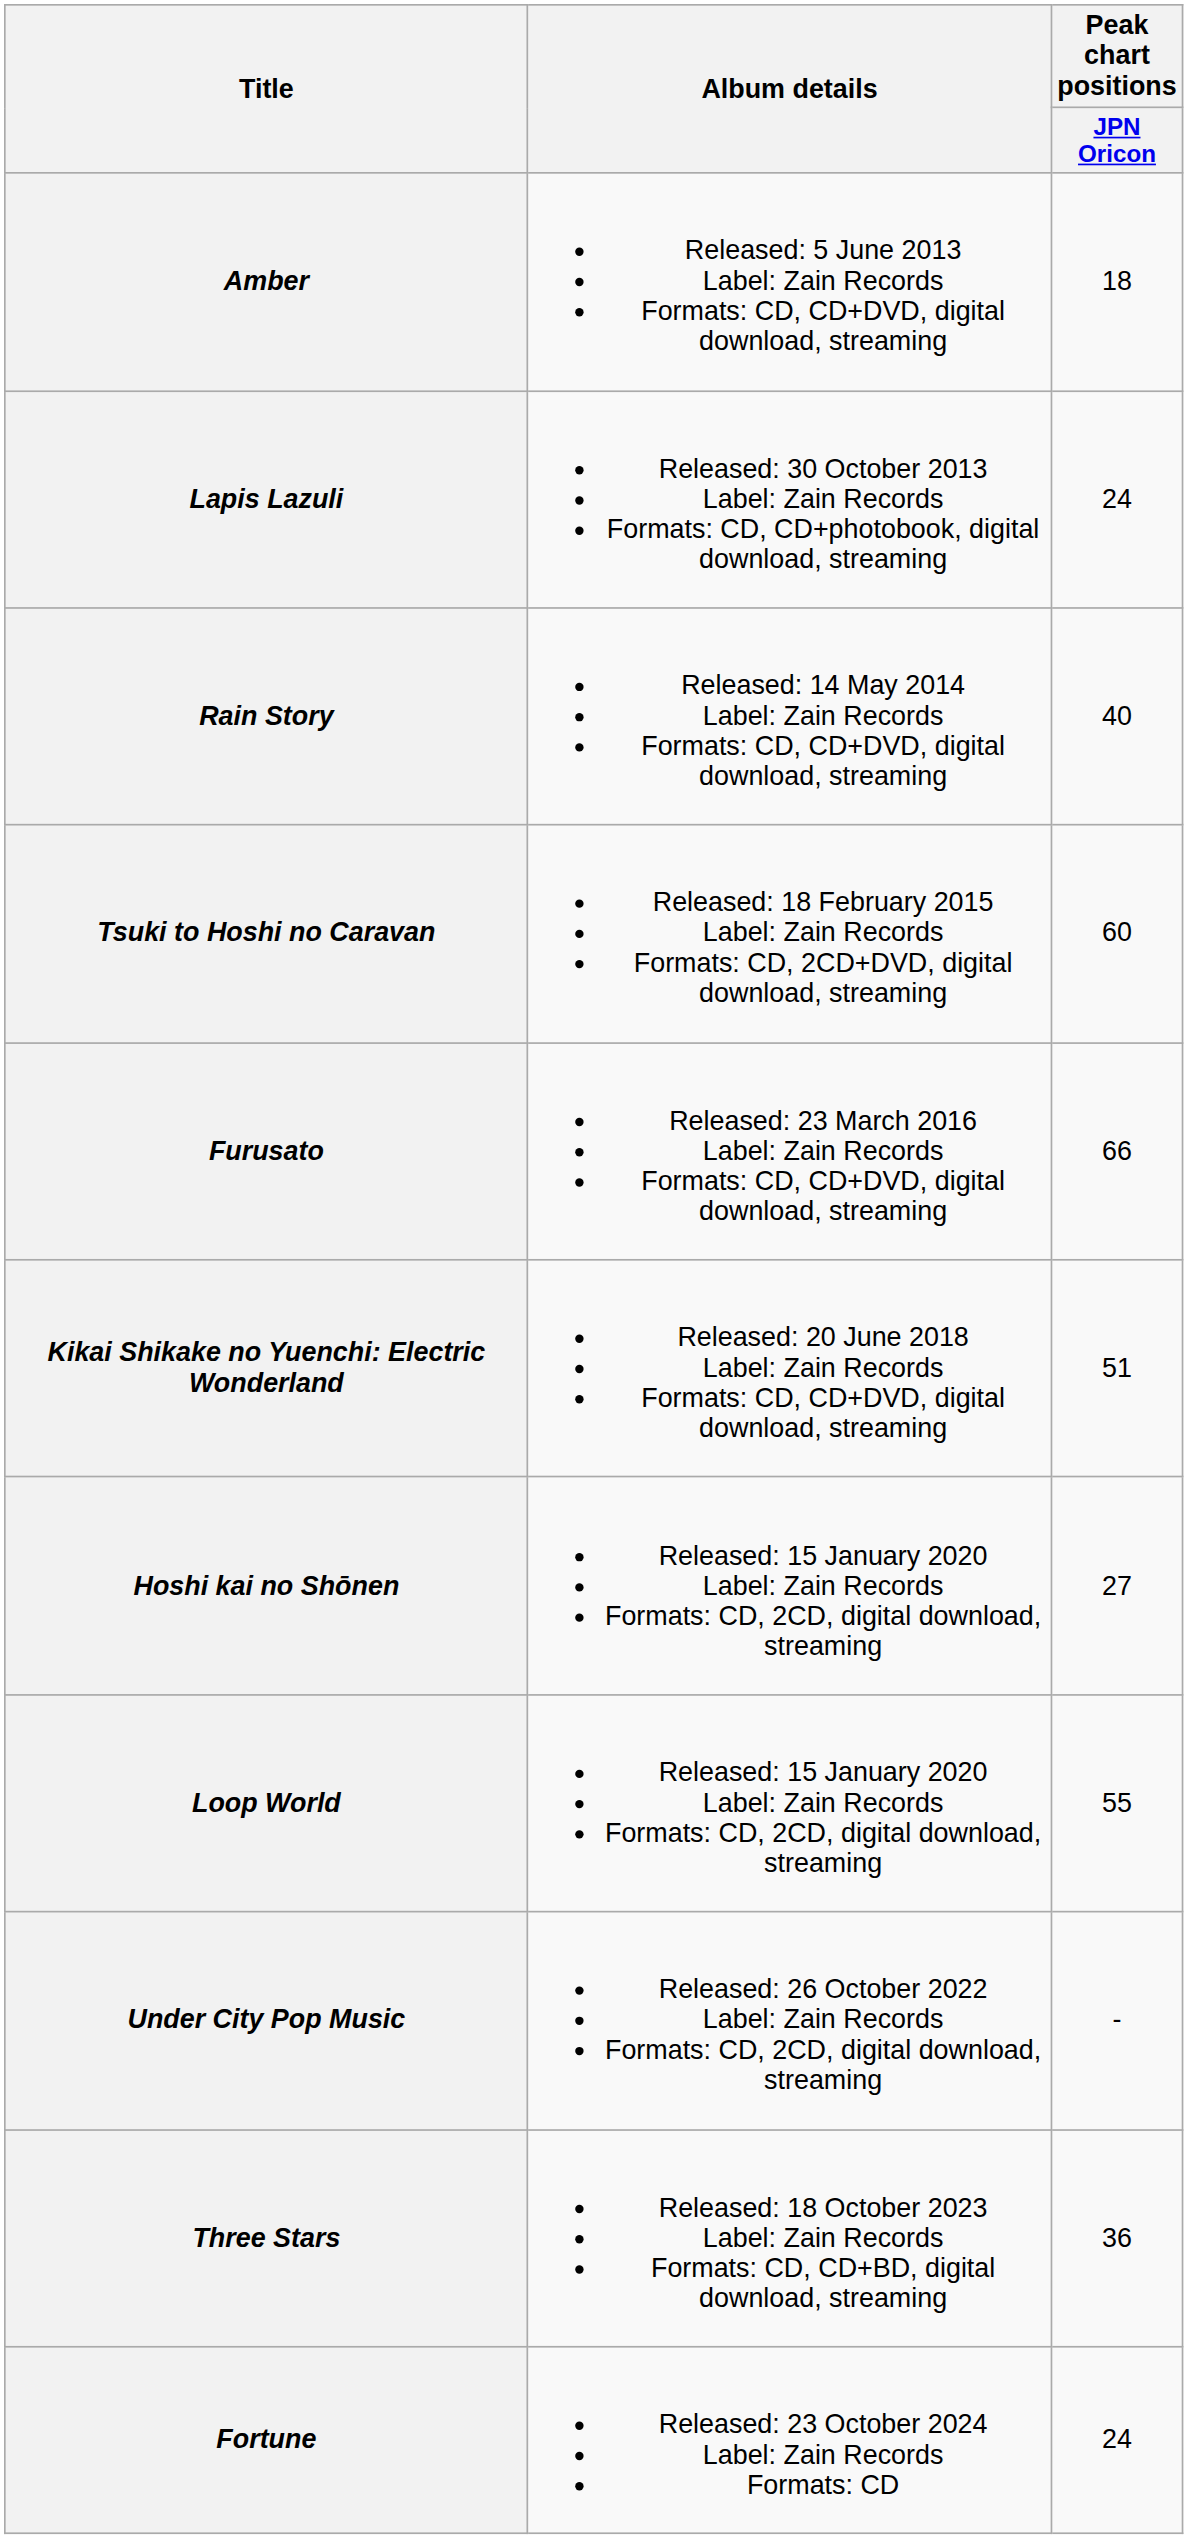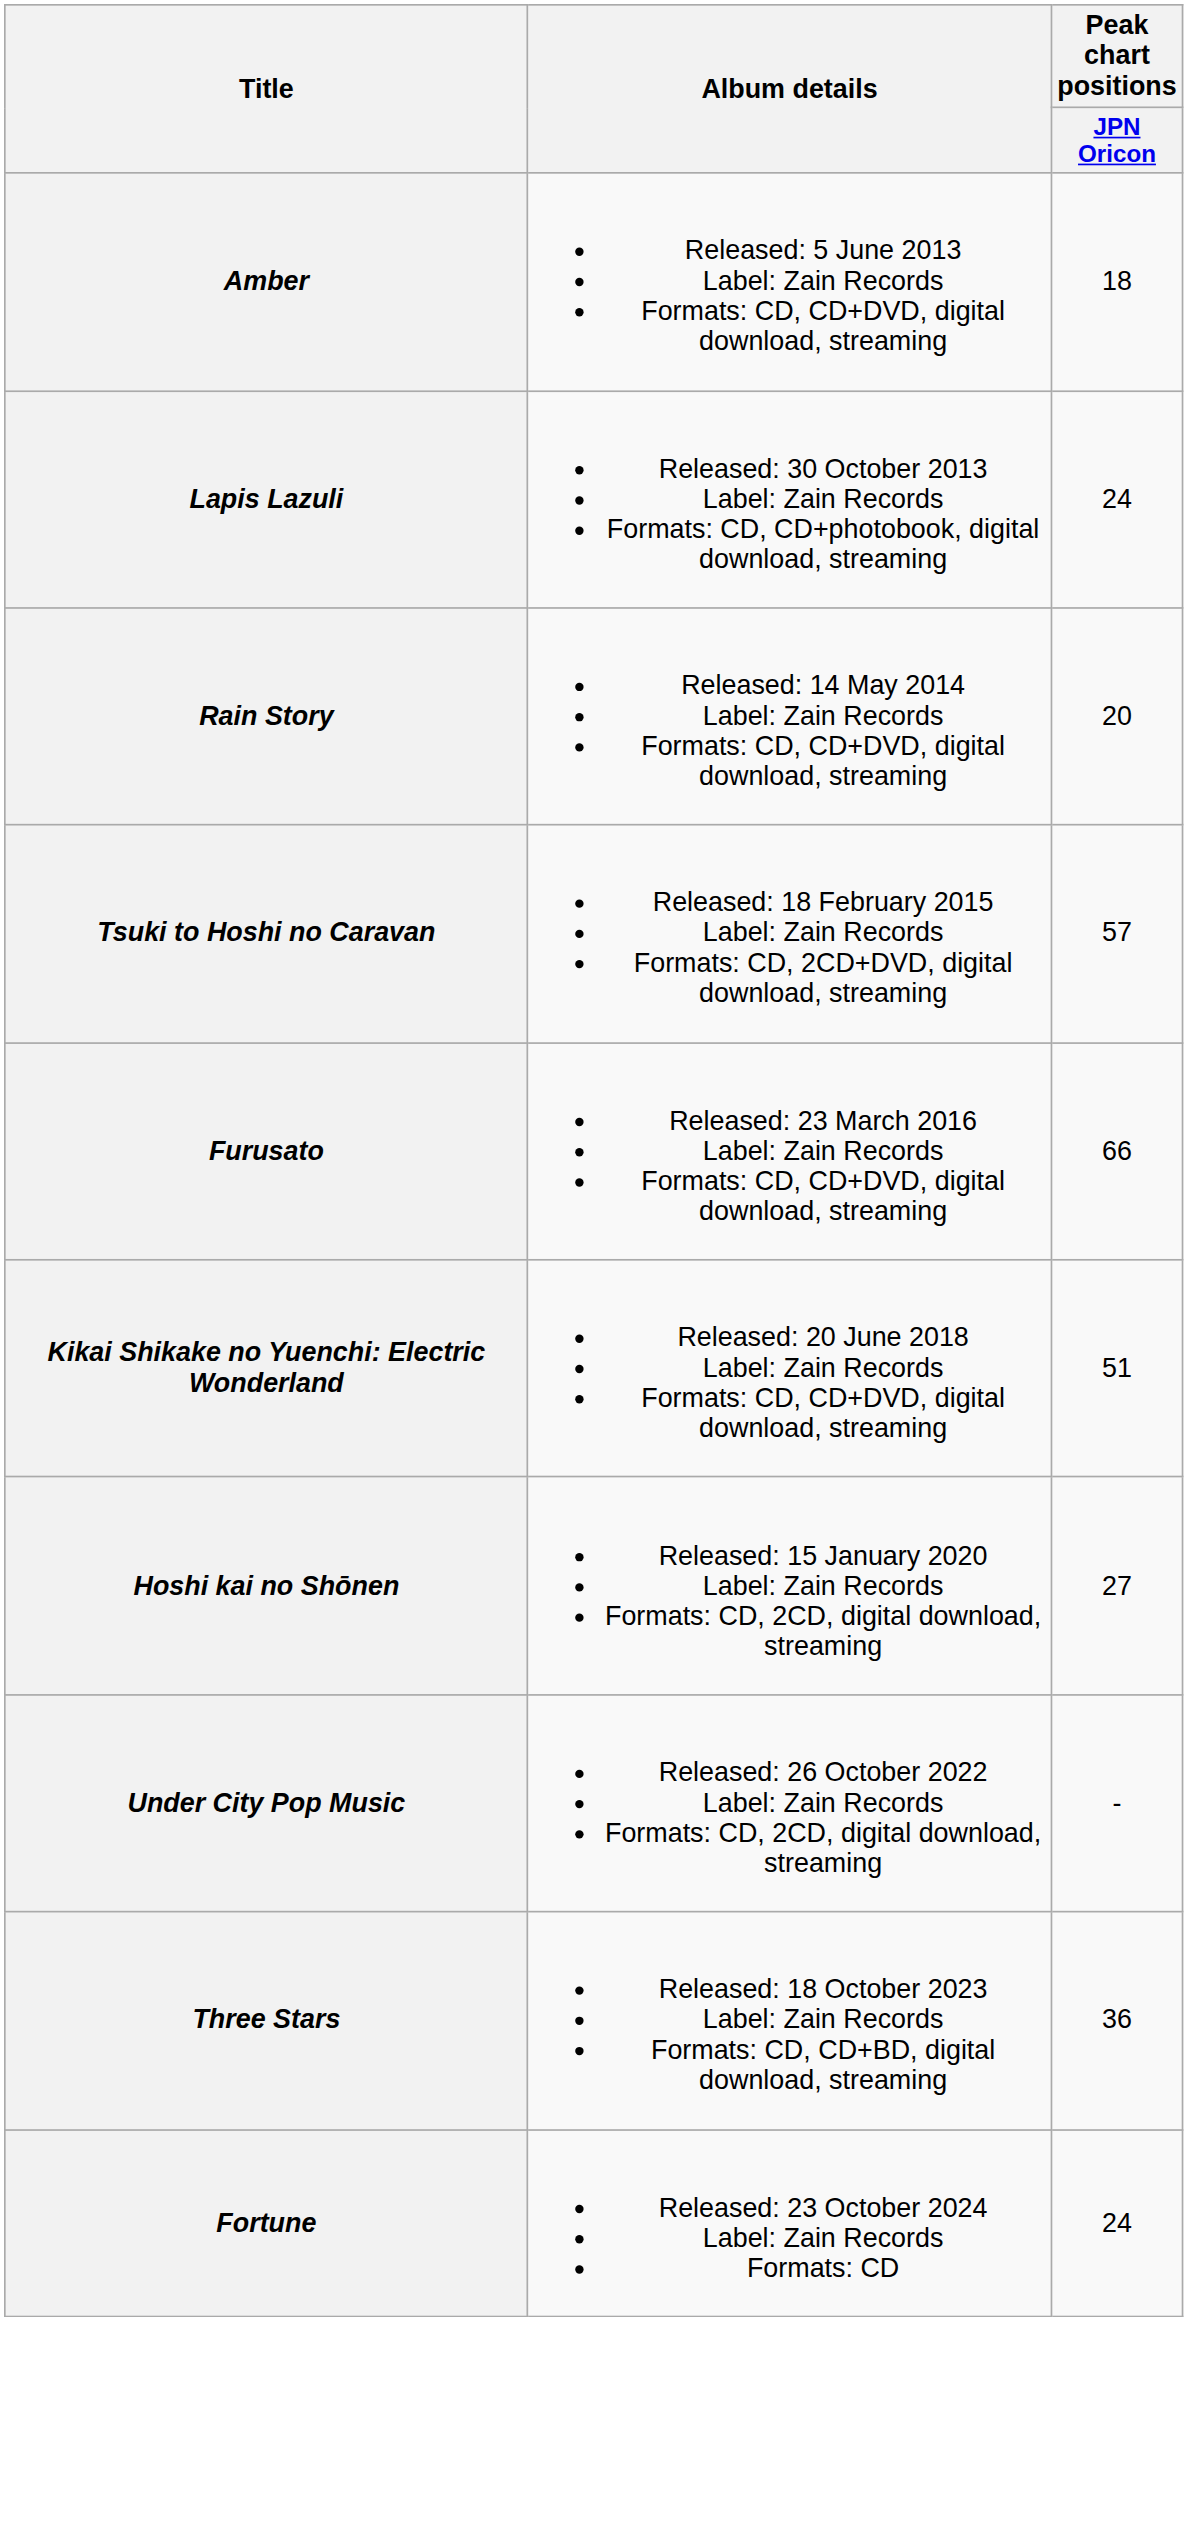(1117, 716) 40 -> (1117, 716) 20
(1117, 933) 60 -> (1117, 933) 57
- row: (266, 1802)
